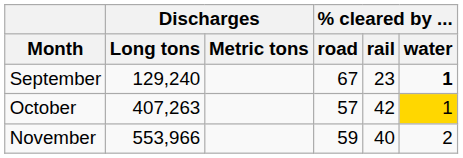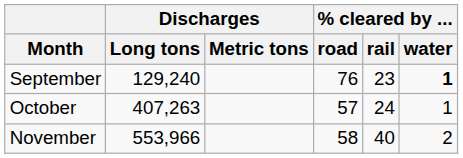(348, 78) 67 -> (348, 78) 76
(385, 108) 42 -> (385, 108) 24
(447, 108) gold background -> (447, 108) no background
(348, 138) 59 -> (348, 138) 58
